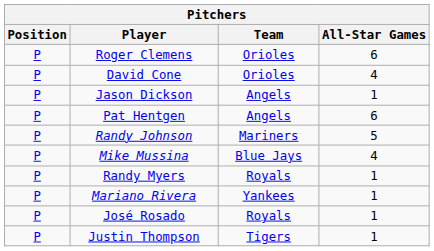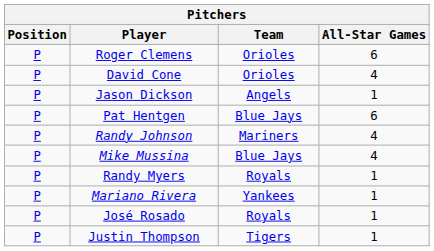(269, 115) Angels -> (269, 115) Blue Jays
(374, 135) 5 -> (374, 135) 4
